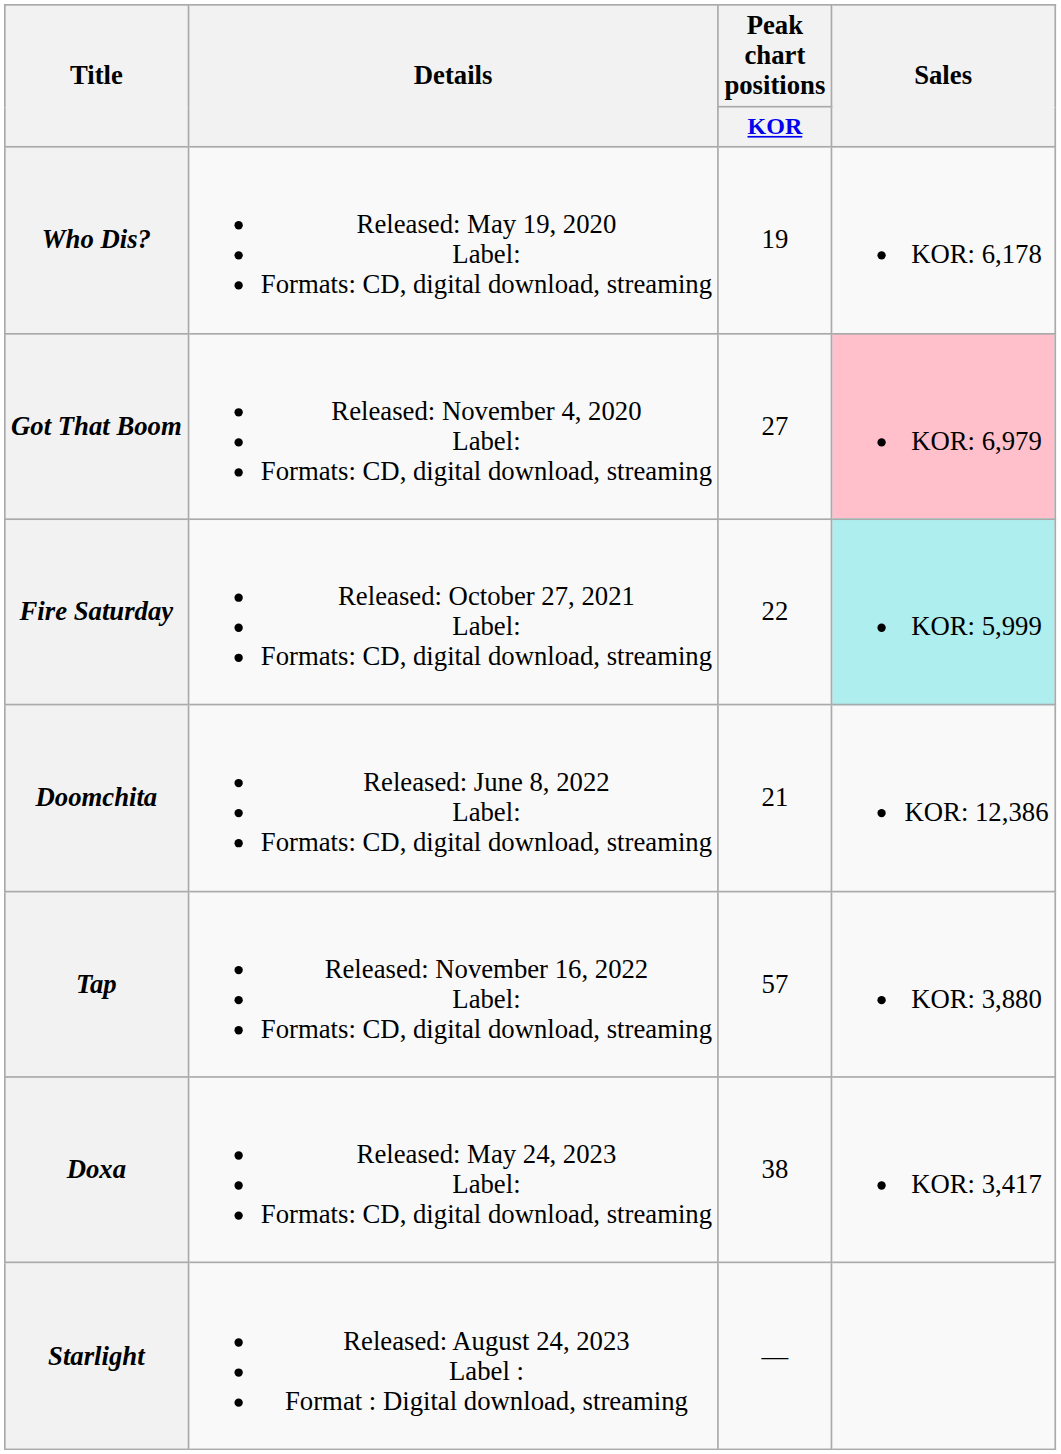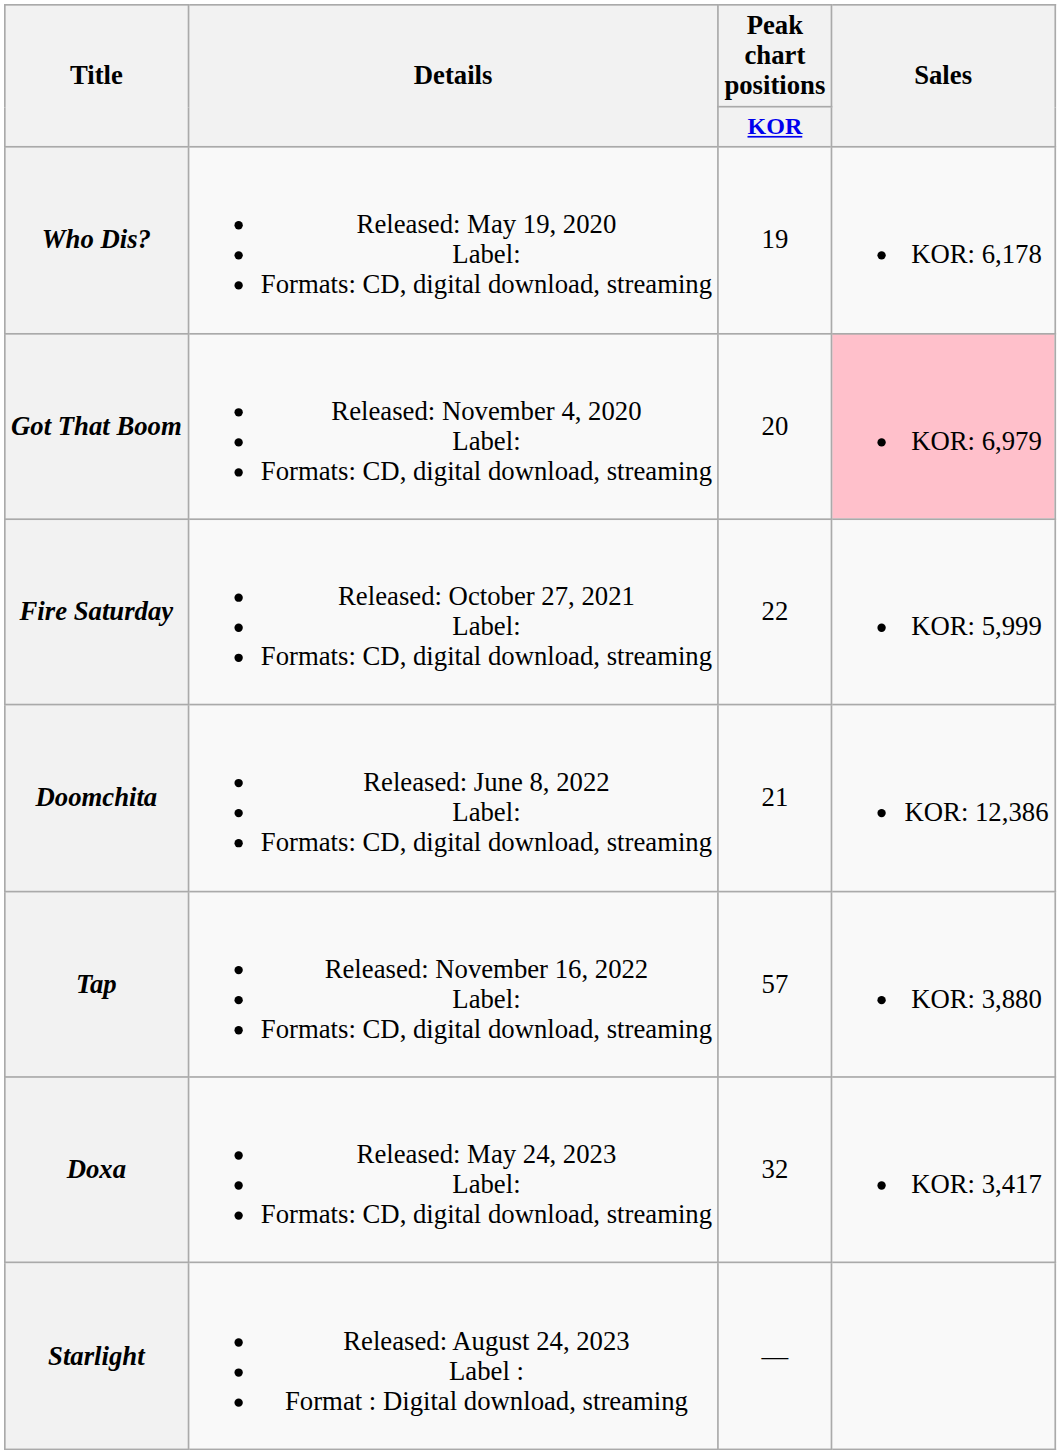(775, 425) 27 -> (775, 425) 20
(943, 627) paleturquoise background -> (943, 627) no background
(775, 1169) 38 -> (775, 1169) 32
